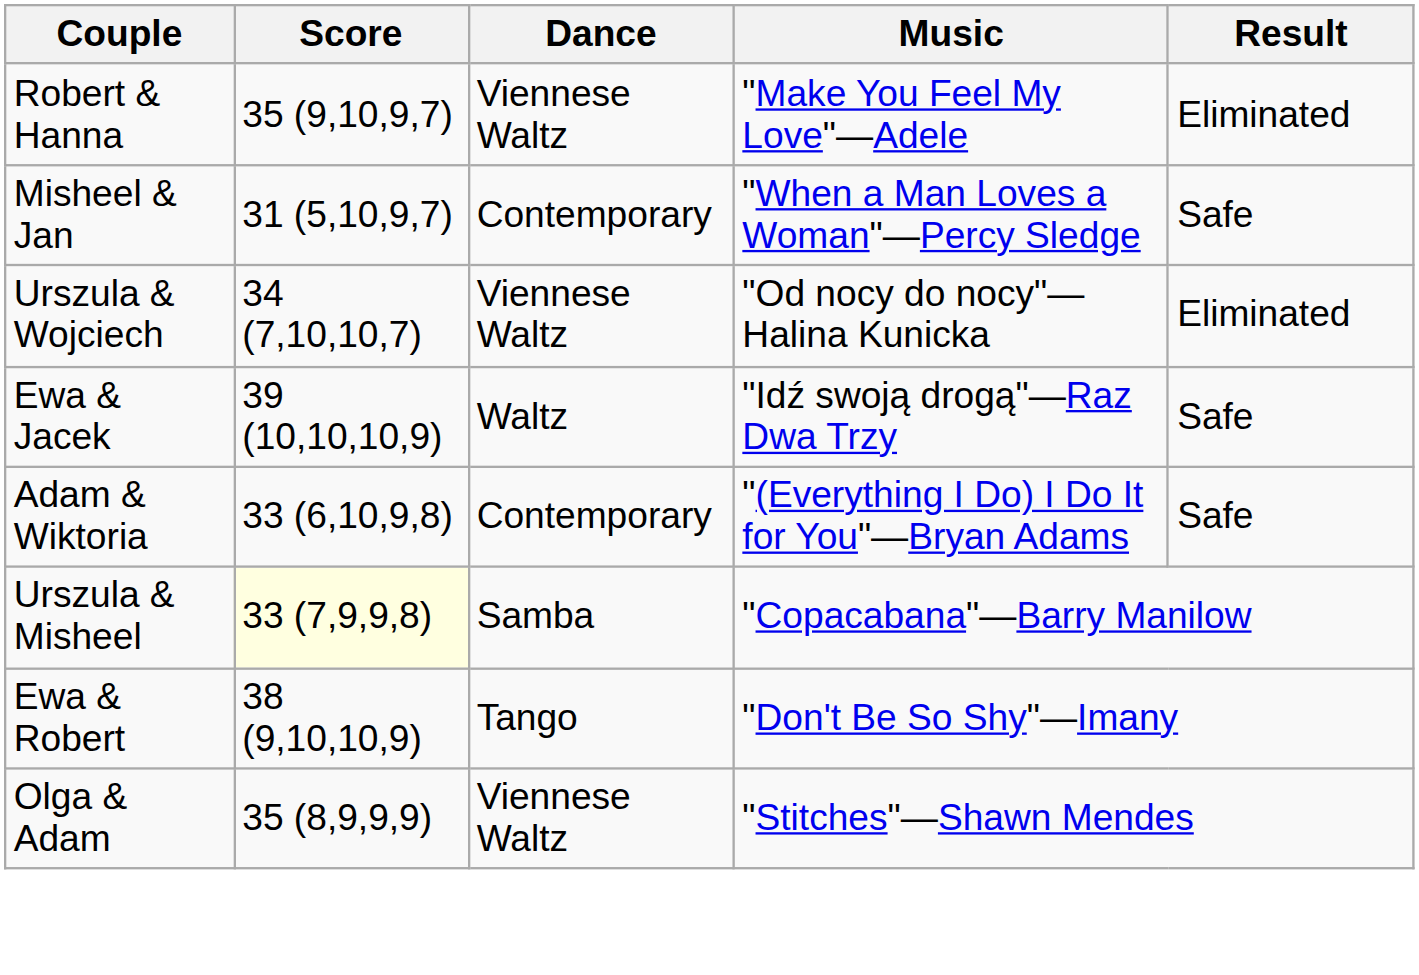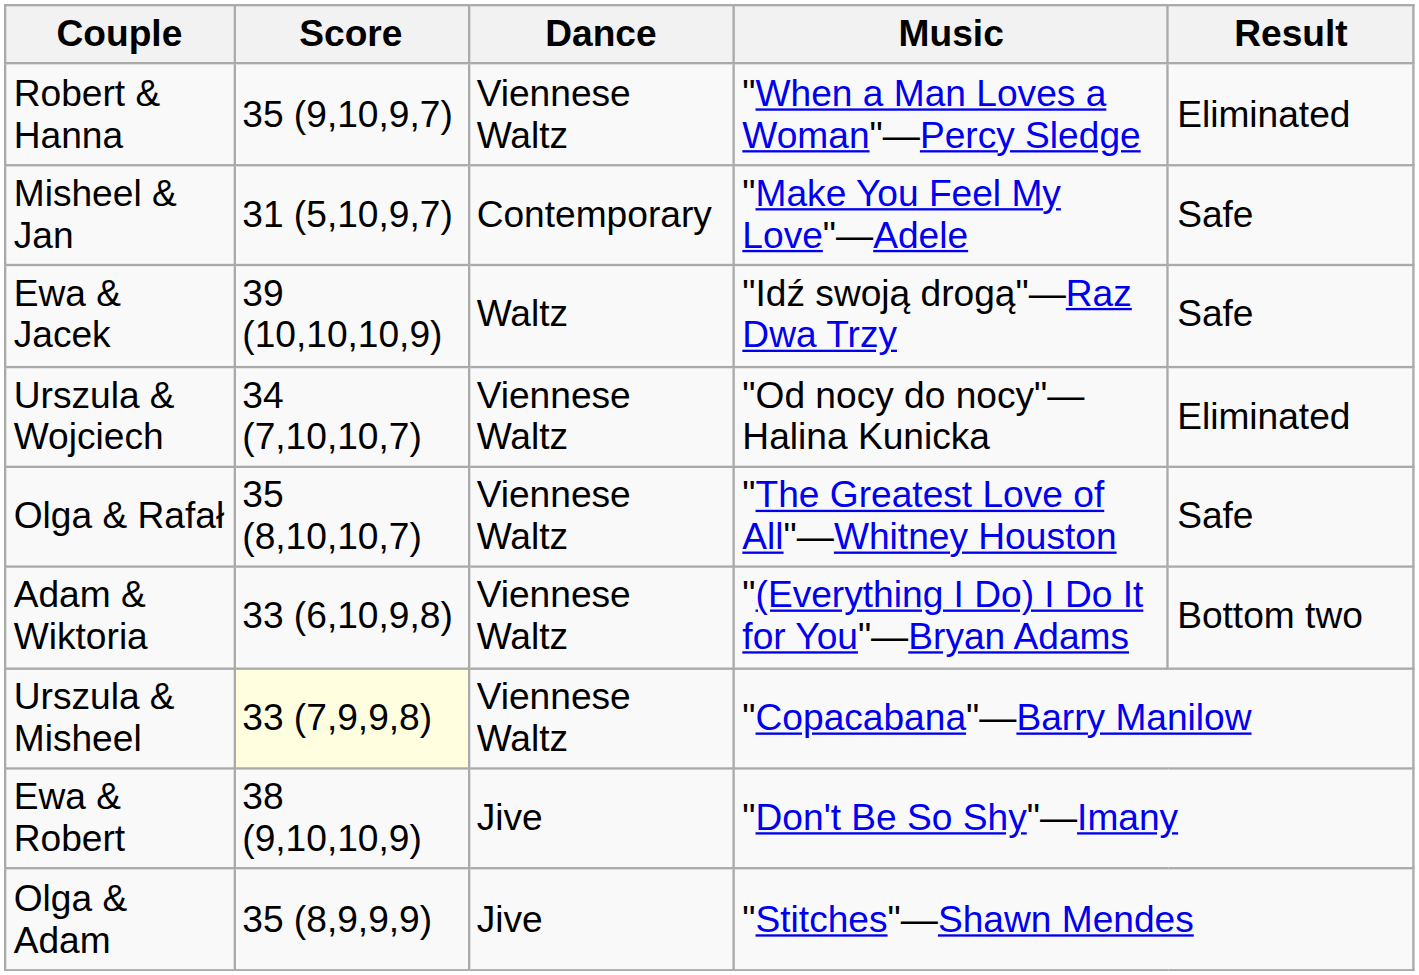(902, 113) "Make You Feel My Love"—Adele -> (942, 113) "When a Man Loves a Woman"—Percy Sledge
(942, 214) "When a Man Loves a Woman"—Percy Sledge -> (902, 214) "Make You Feel My Love"—Adele
rows swapped: (94, 314) <-> (67, 415)
+ row: (119, 516)
(594, 516) Contemporary -> (554, 616) Viennese Waltz
(1215, 516) Safe -> (1270, 616) Bottom two
(535, 616) Samba -> (554, 717) Viennese Waltz
(527, 717) Tango -> (510, 818) Jive
(554, 818) Viennese Waltz -> (510, 918) Jive
